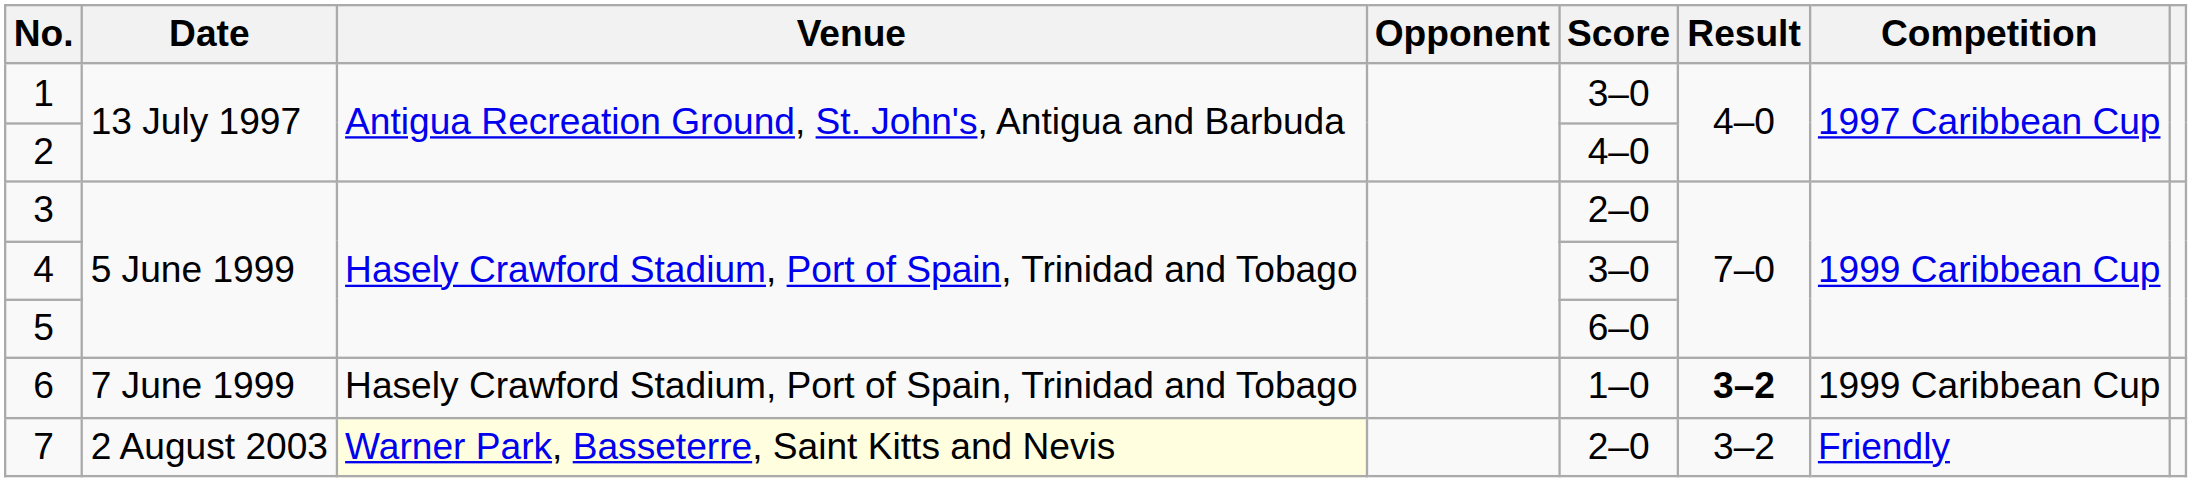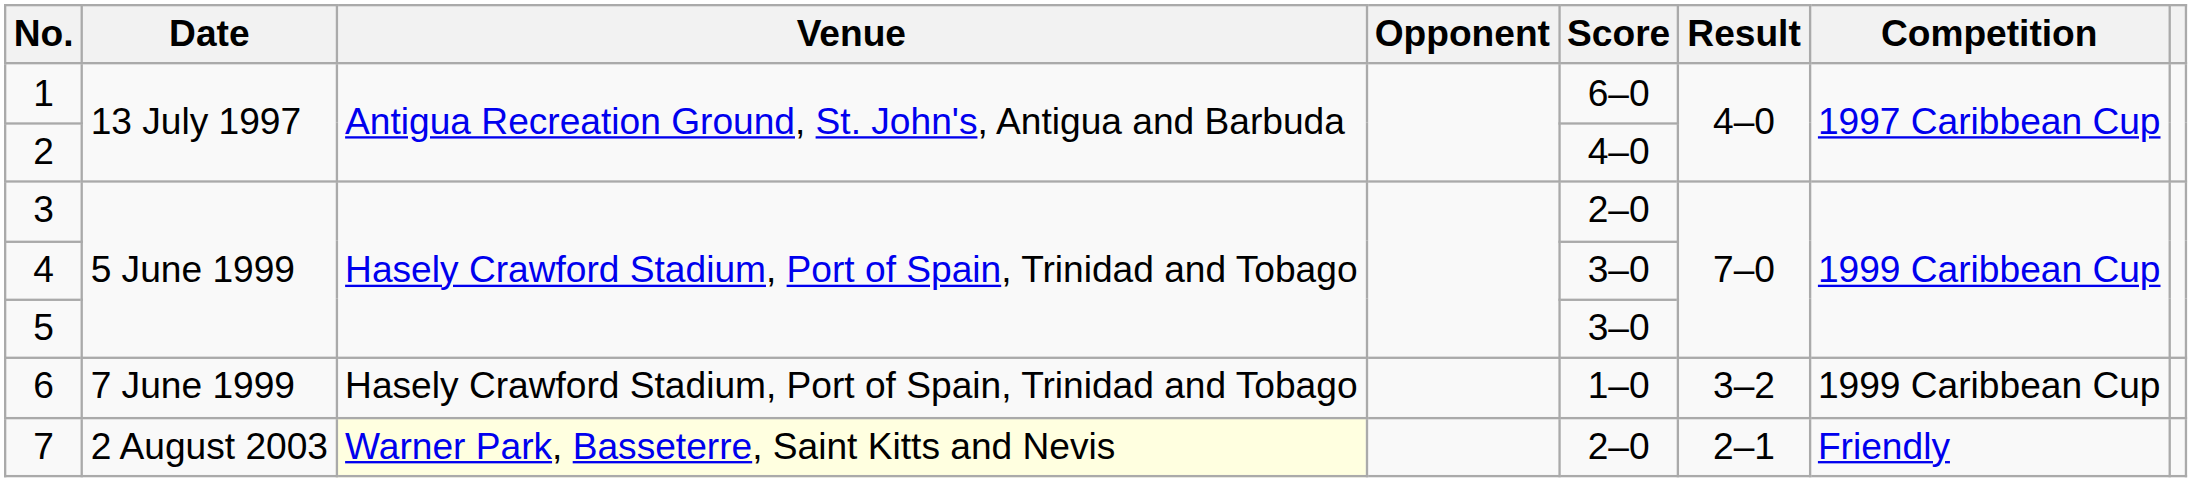(1619, 92) 3–0 -> (1619, 92) 6–0
(1619, 328) 6–0 -> (1619, 328) 3–0
(1744, 387) bold -> (1744, 387) normal
(1744, 446) 3–2 -> (1744, 446) 2–1
